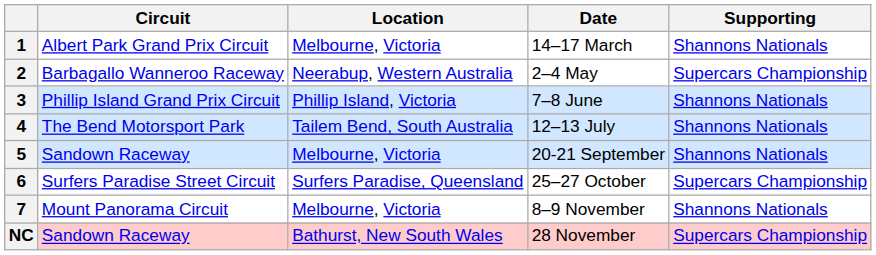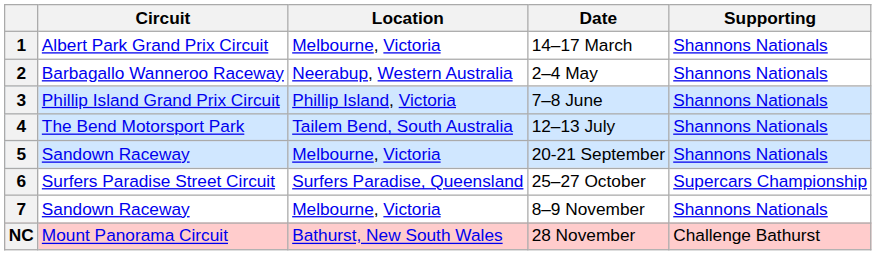(770, 72) Supercars Championship -> (750, 72) Shannons Nationals
(135, 208) Mount Panorama Circuit -> (116, 208) Sandown Raceway
(116, 236) Sandown Raceway -> (135, 236) Mount Panorama Circuit
(770, 236) Supercars Championship -> (747, 236) Challenge Bathurst
